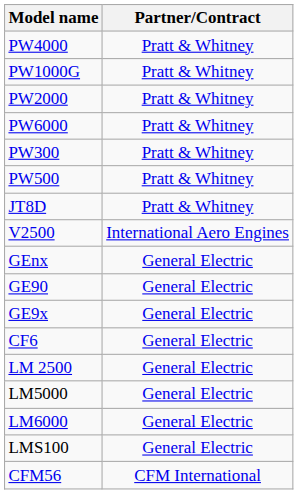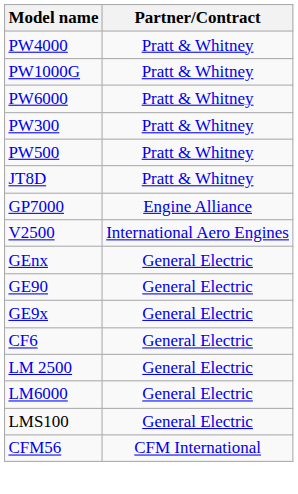- row: (38, 98)
+ row: (36, 206)
- row: (38, 394)
